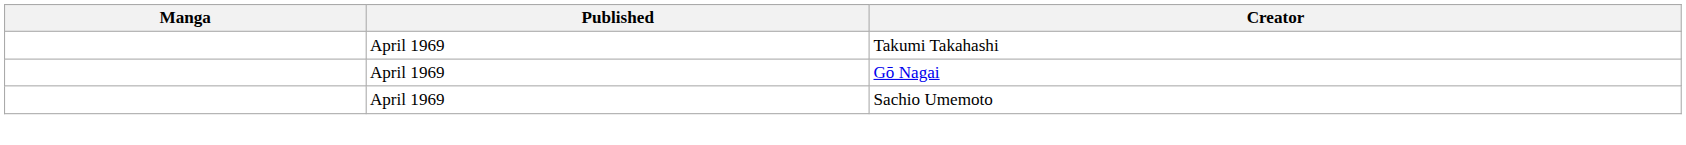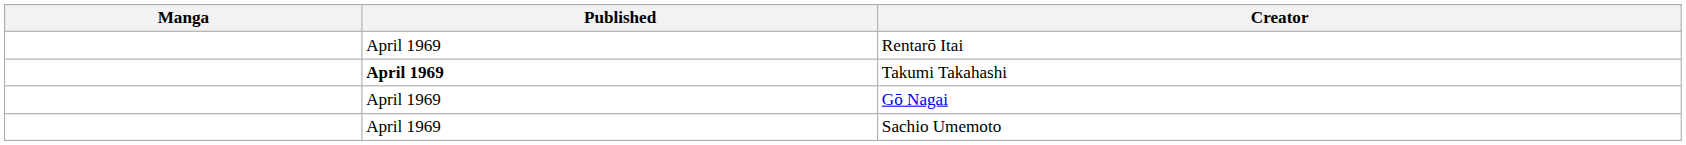+ row: (923, 45)
(407, 45) normal -> (405, 72) bold
